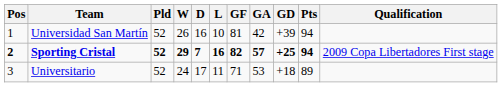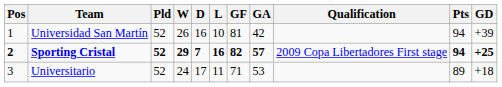columns swapped: (286, 14) <-> (408, 14)
